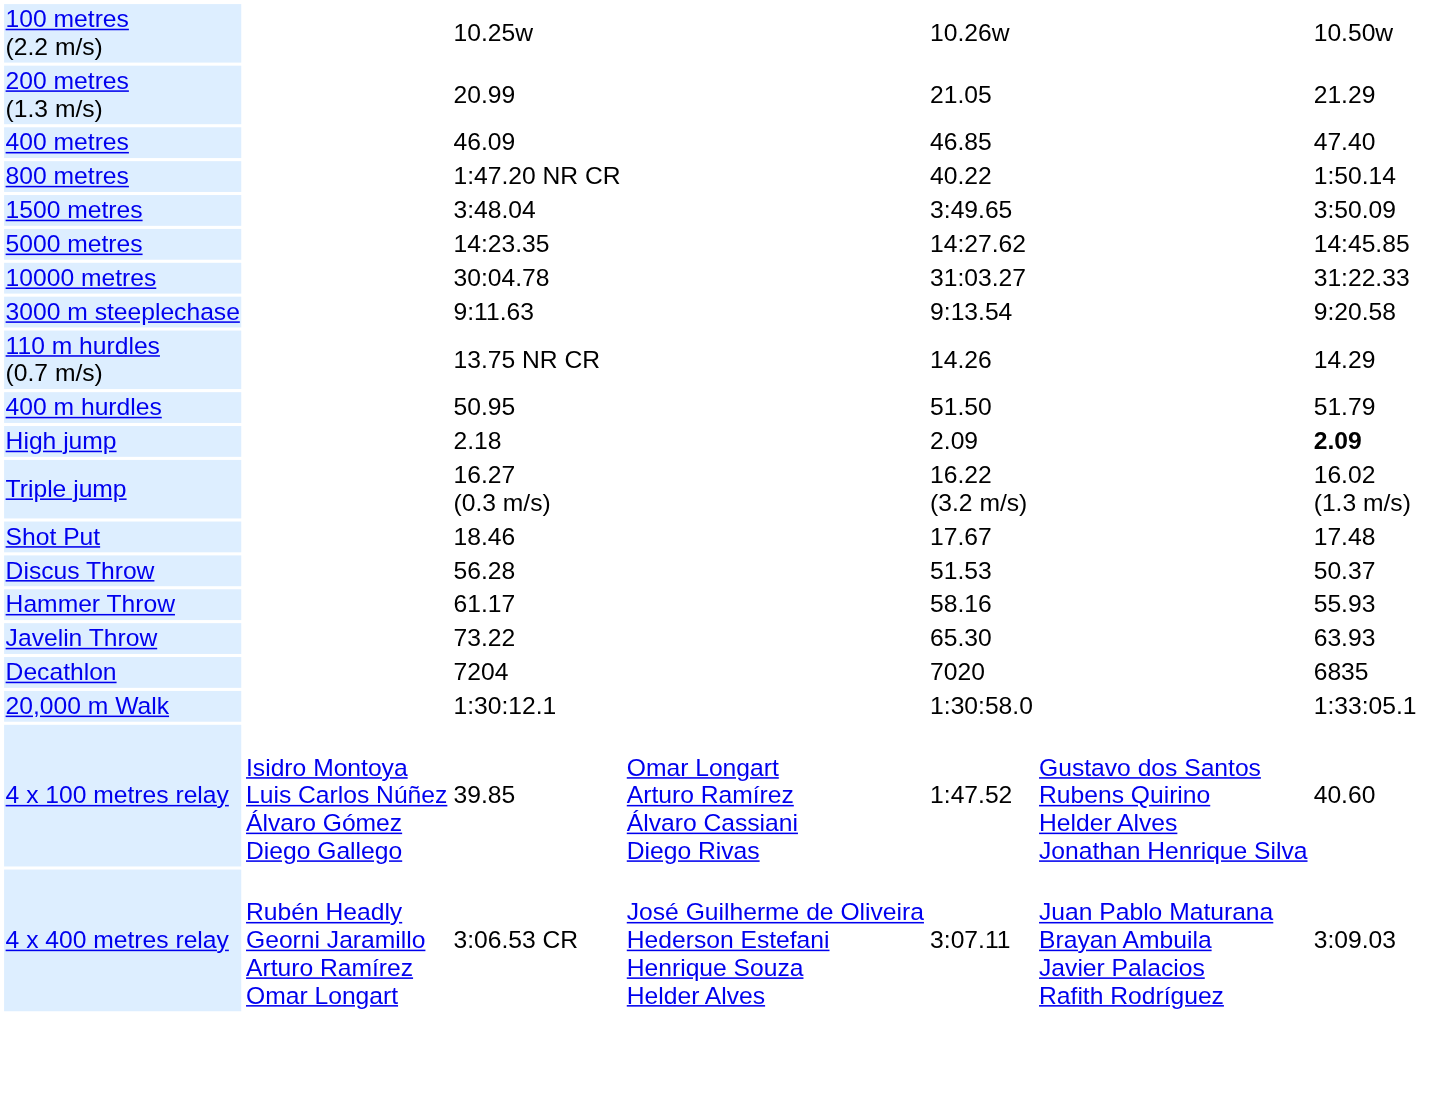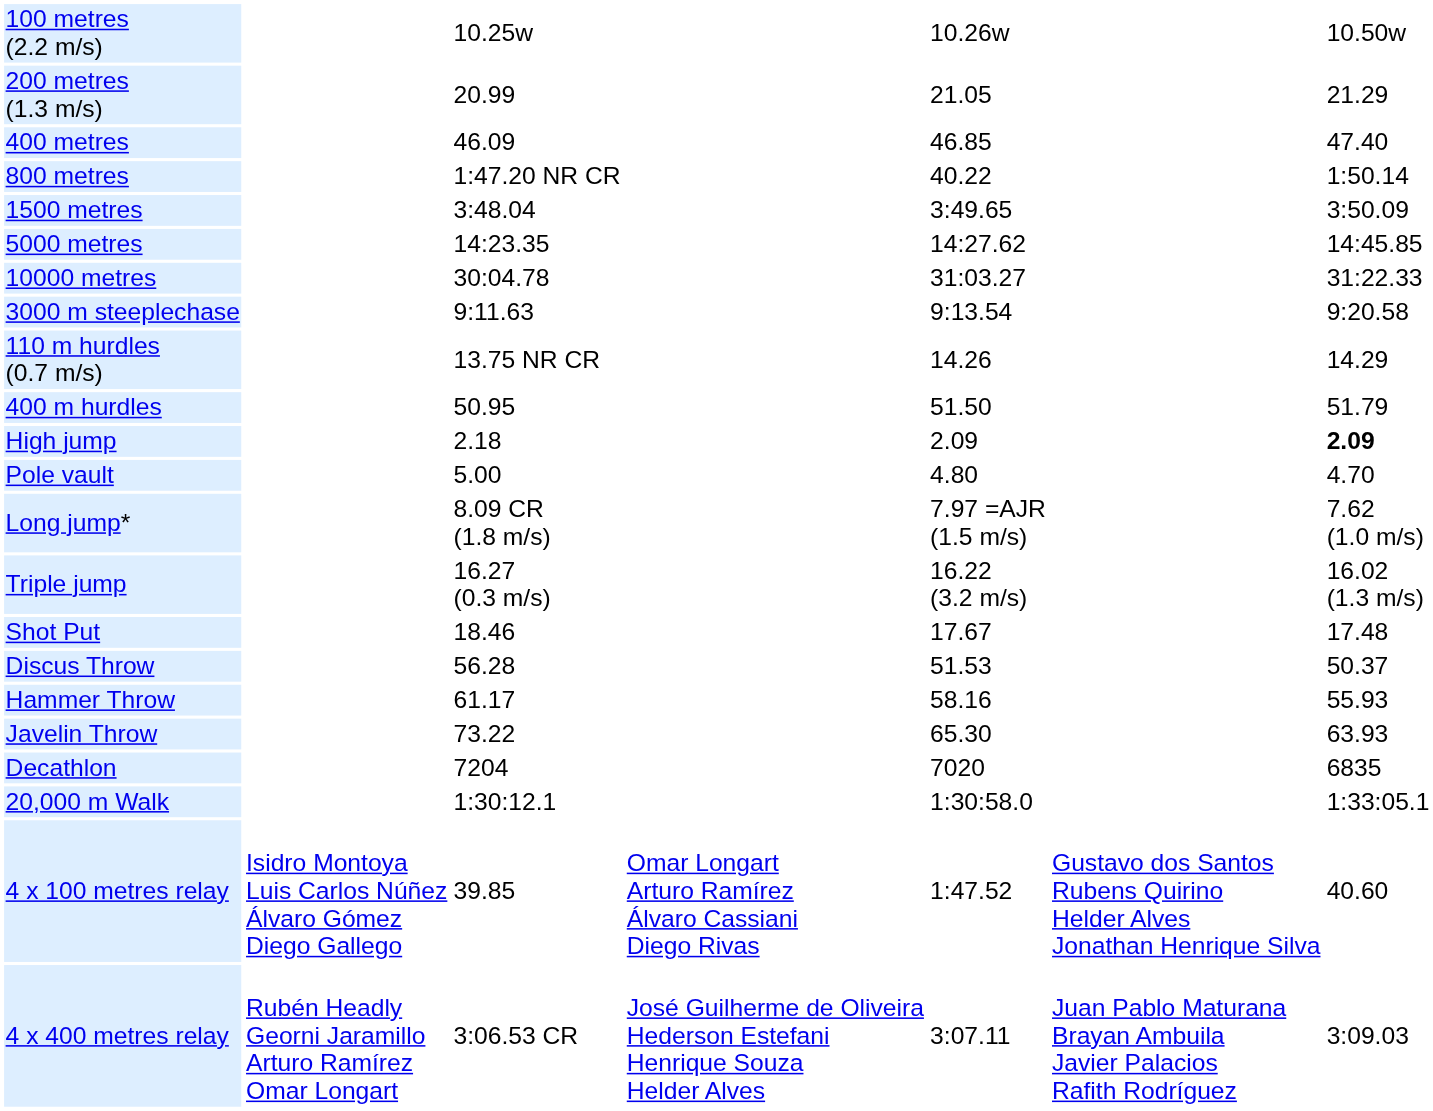+ row: (60, 475)
+ row: (68, 522)
